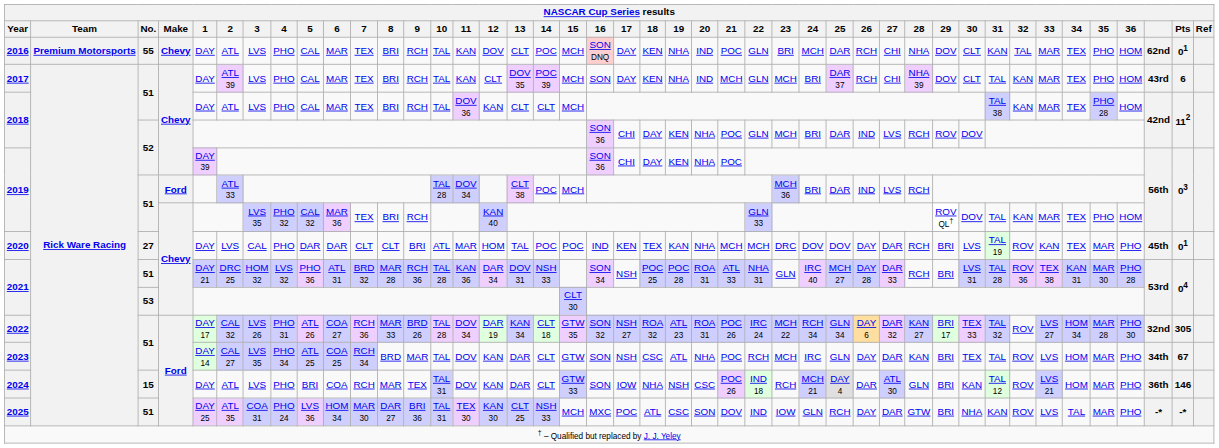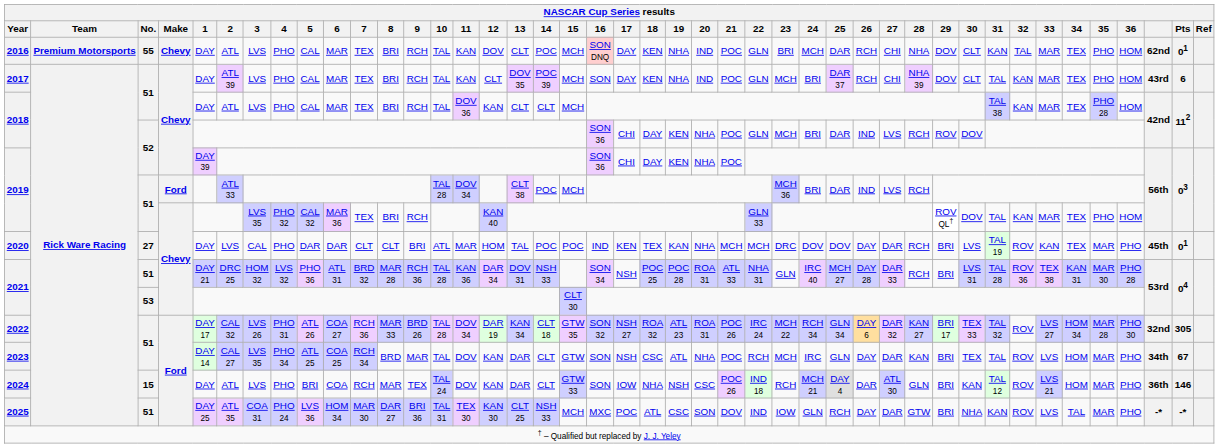(731, 78) MCH -> (731, 78) POC
(442, 384) TAL 31 -> (442, 384) TAL 24
